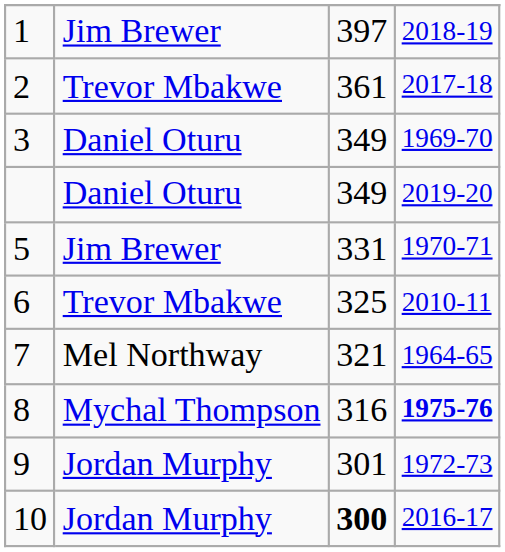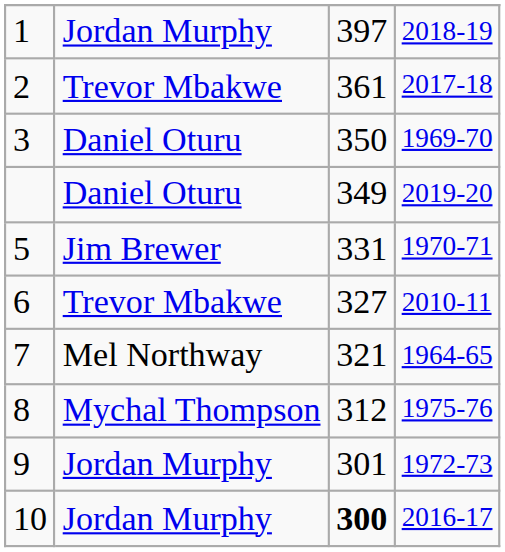(142, 31) Jim Brewer -> (167, 31) Jordan Murphy
(362, 139) 349 -> (362, 139) 350
(362, 301) 325 -> (362, 301) 327
(362, 409) 316 -> (362, 409) 312
(447, 409) bold -> (447, 409) normal
